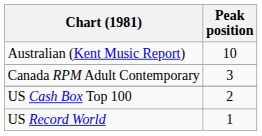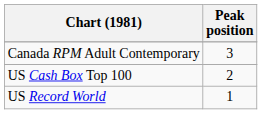- row: (96, 53)
